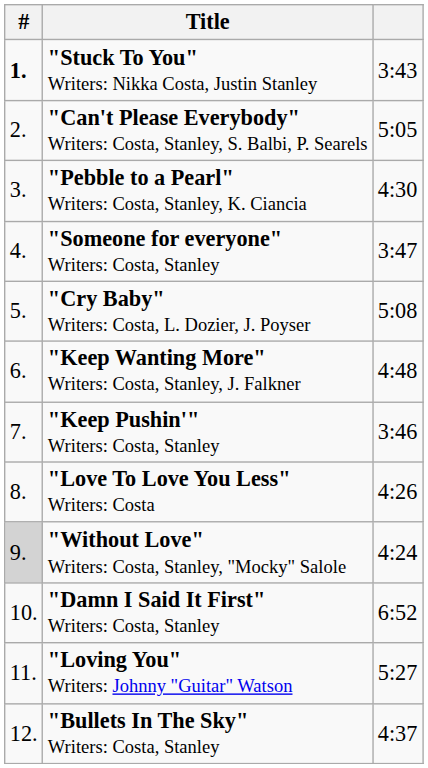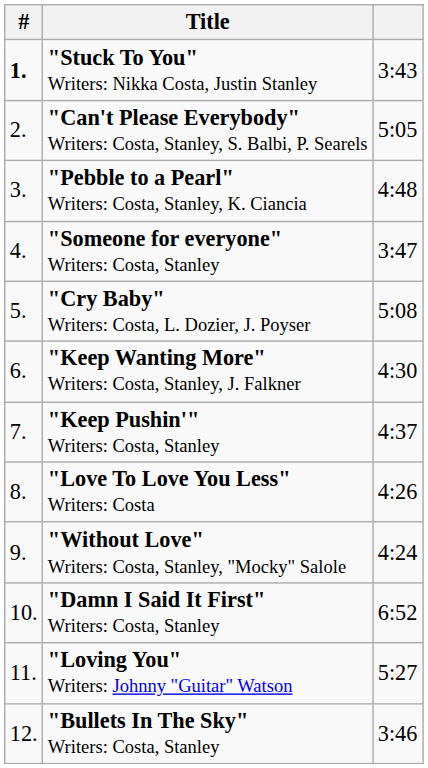(398, 190) 4:30 -> (398, 190) 4:48
(398, 371) 4:48 -> (398, 371) 4:30
(398, 431) 3:46 -> (398, 431) 4:37
(18, 552) lightgrey background -> (18, 552) no background
(398, 733) 4:37 -> (398, 733) 3:46
